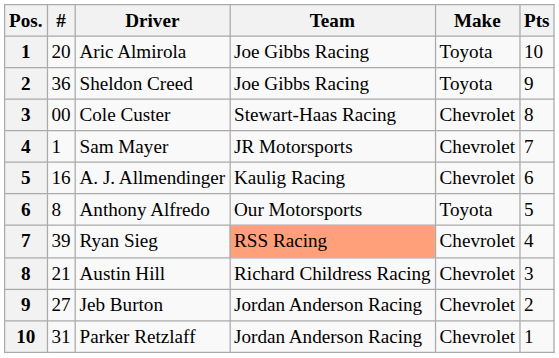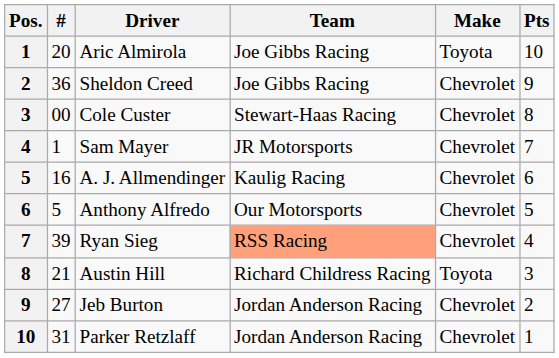(466, 83) Toyota -> (477, 83) Chevrolet
(56, 209) 8 -> (56, 209) 5
(466, 209) Toyota -> (477, 209) Chevrolet
(477, 273) Chevrolet -> (466, 273) Toyota
